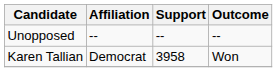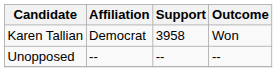rows swapped: (45, 56) <-> (41, 35)
